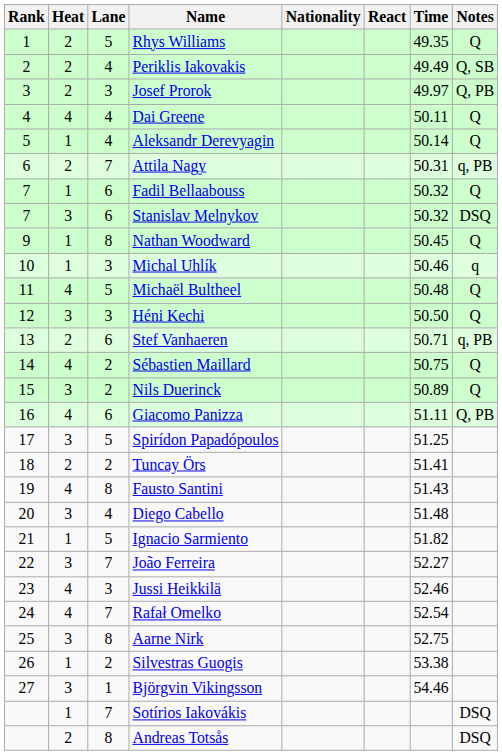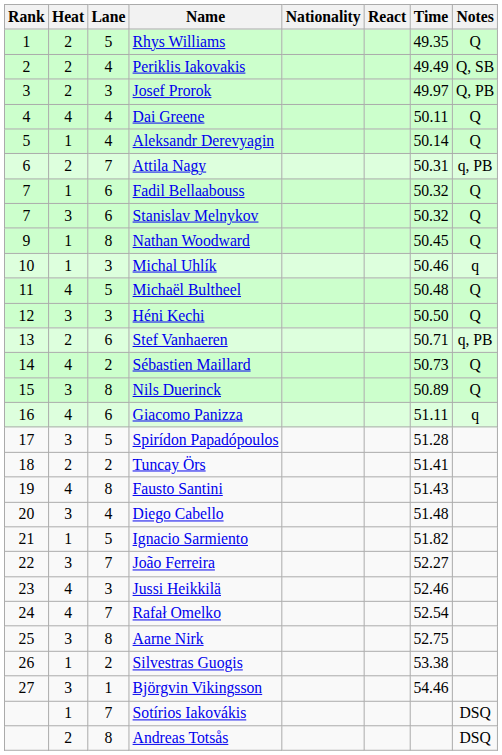(475, 215) DSQ -> (475, 215) Q
(431, 365) 50.75 -> (431, 365) 50.73
(108, 389) 2 -> (108, 389) 8
(475, 414) Q, PB -> (475, 414) q
(431, 439) 51.25 -> (431, 439) 51.28
